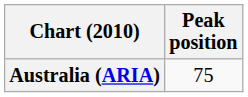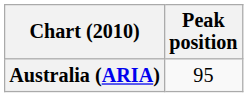(203, 75) 75 -> (203, 75) 95
